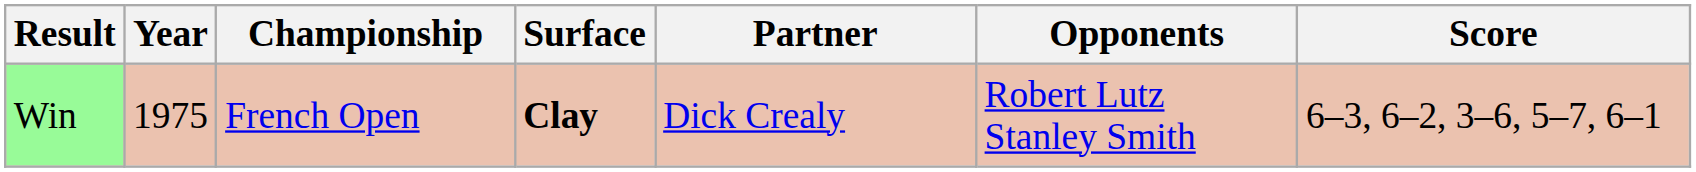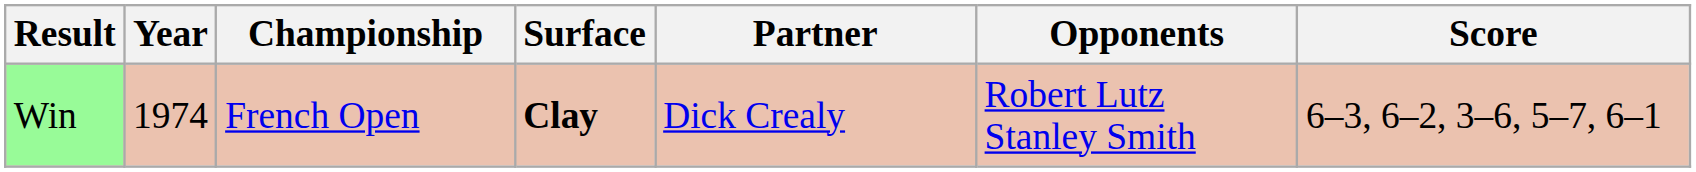(170, 114) 1975 -> (170, 114) 1974
